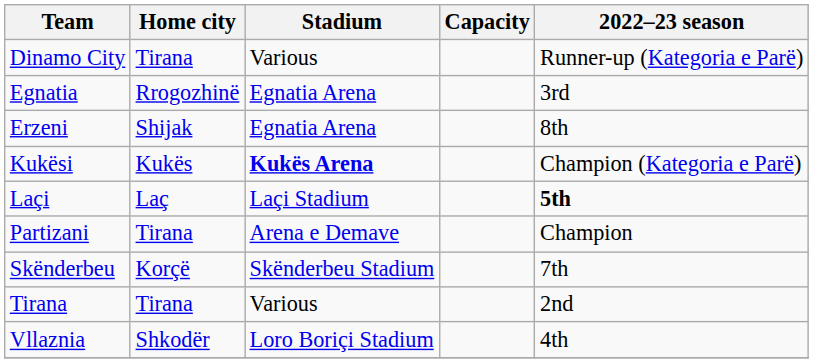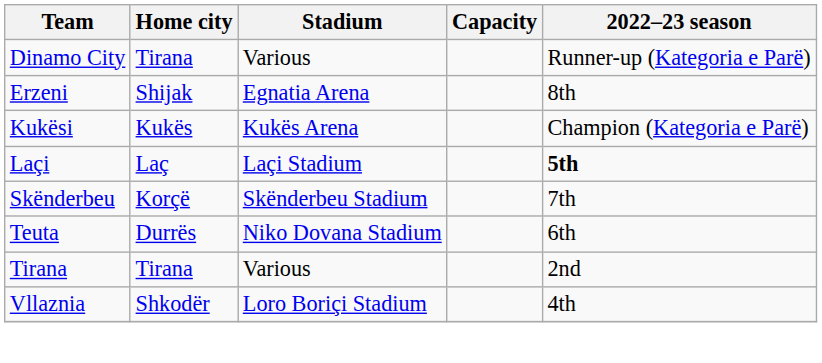- row: (44, 92)
(312, 163) bold -> (301, 127) normal
- row: (49, 233)
+ row: (34, 233)
